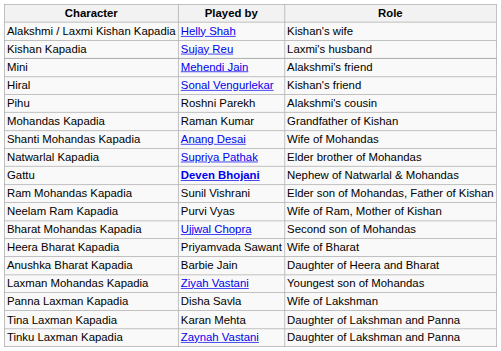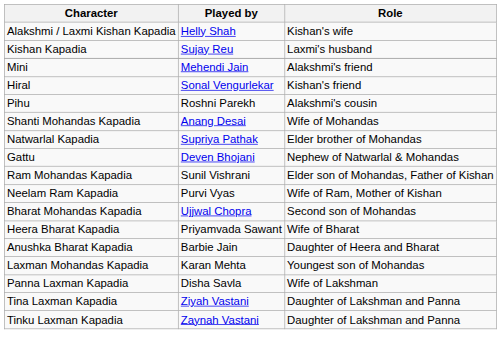- row: (56, 121)
(220, 175) bold -> (218, 157) normal
(215, 283) Ziyah Vastani -> (213, 265) Karan Mehta
(213, 319) Karan Mehta -> (215, 301) Ziyah Vastani
